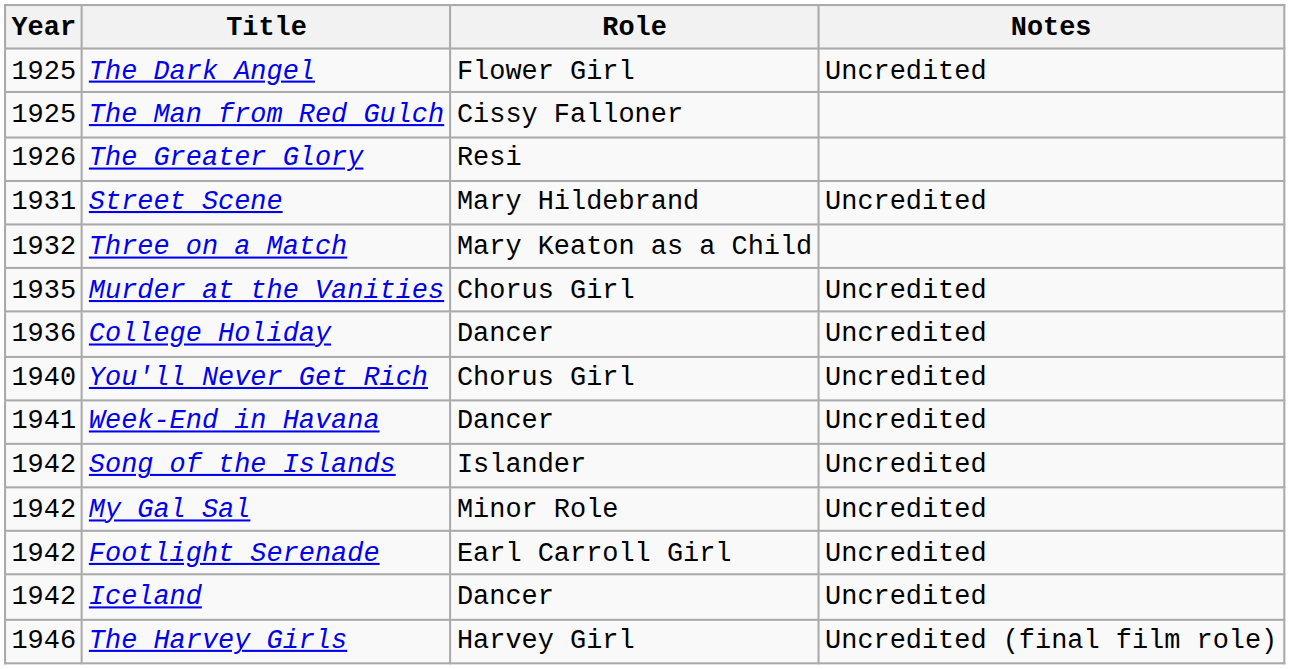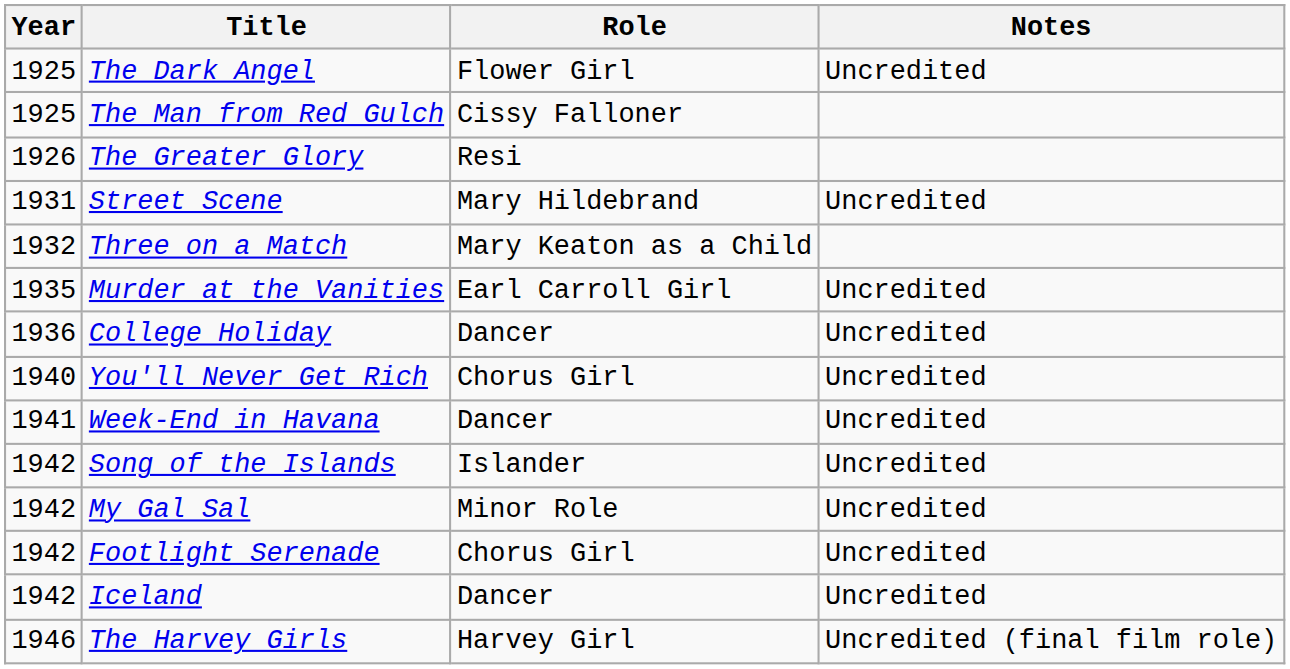(546, 290) Chorus Girl -> (594, 290) Earl Carroll Girl
(594, 553) Earl Carroll Girl -> (546, 553) Chorus Girl
